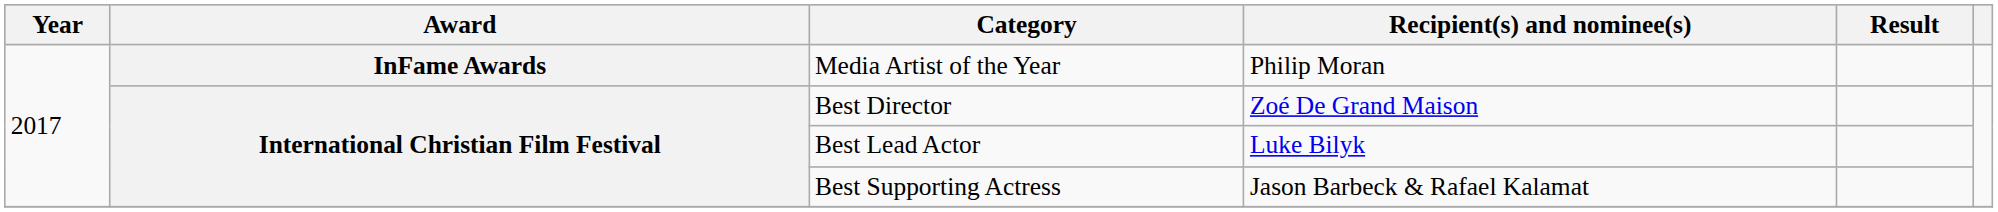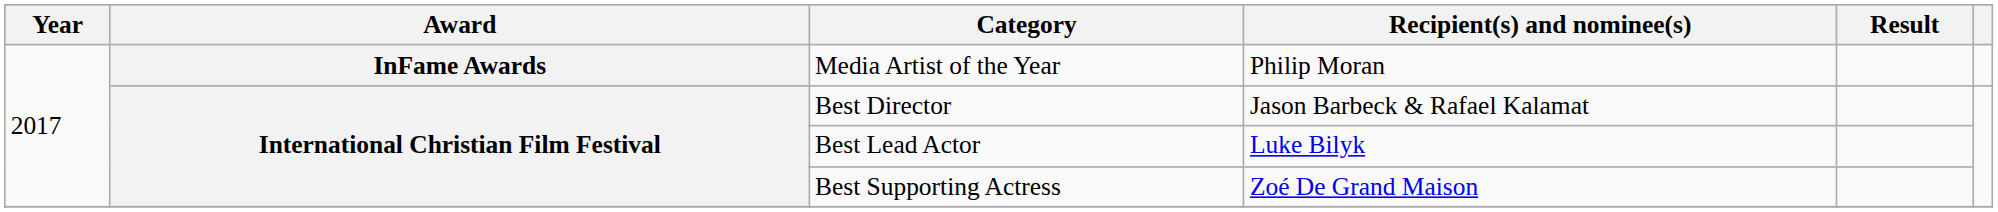(1364, 105) Zoé De Grand Maison -> (1419, 105) Jason Barbeck & Rafael Kalamat
(1419, 186) Jason Barbeck & Rafael Kalamat -> (1364, 186) Zoé De Grand Maison
